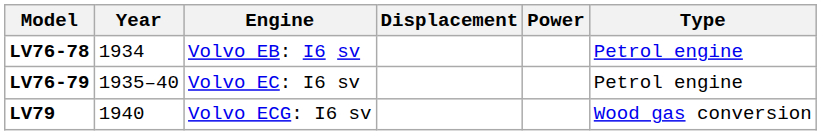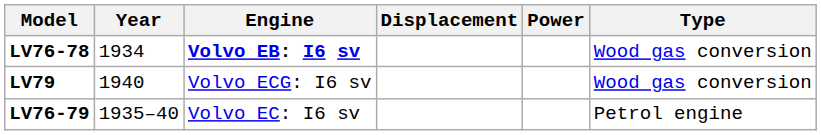(274, 51) normal -> (274, 51) bold
(668, 51) Petrol engine -> (703, 51) Wood gas conversion
rows swapped: (49, 83) <-> (32, 114)
